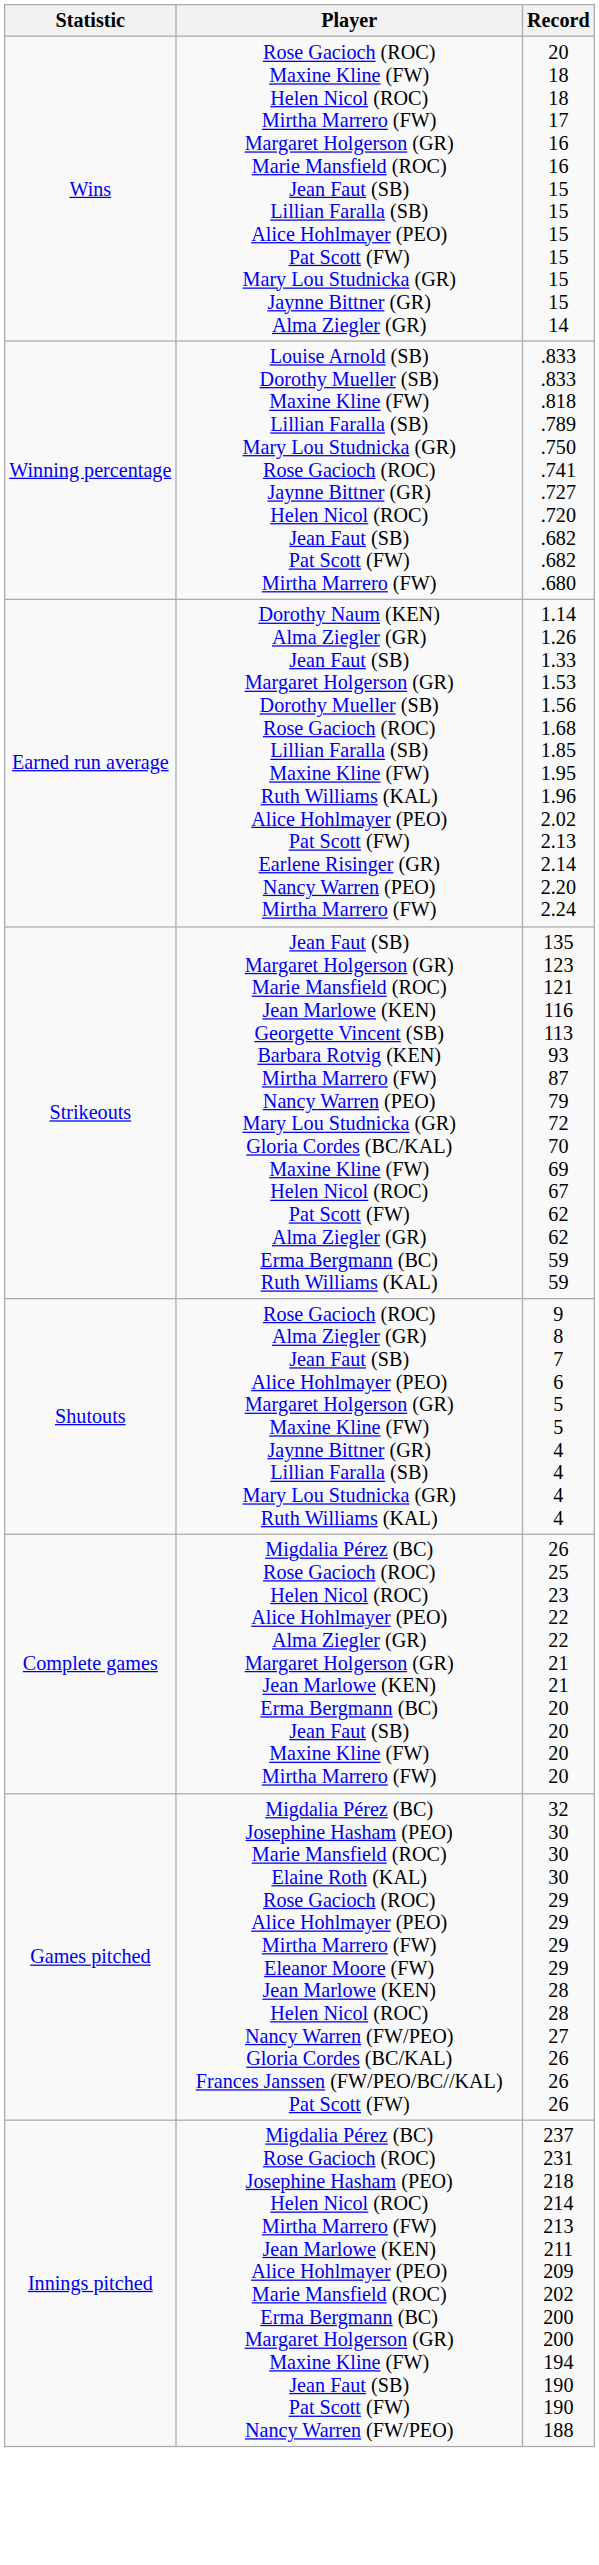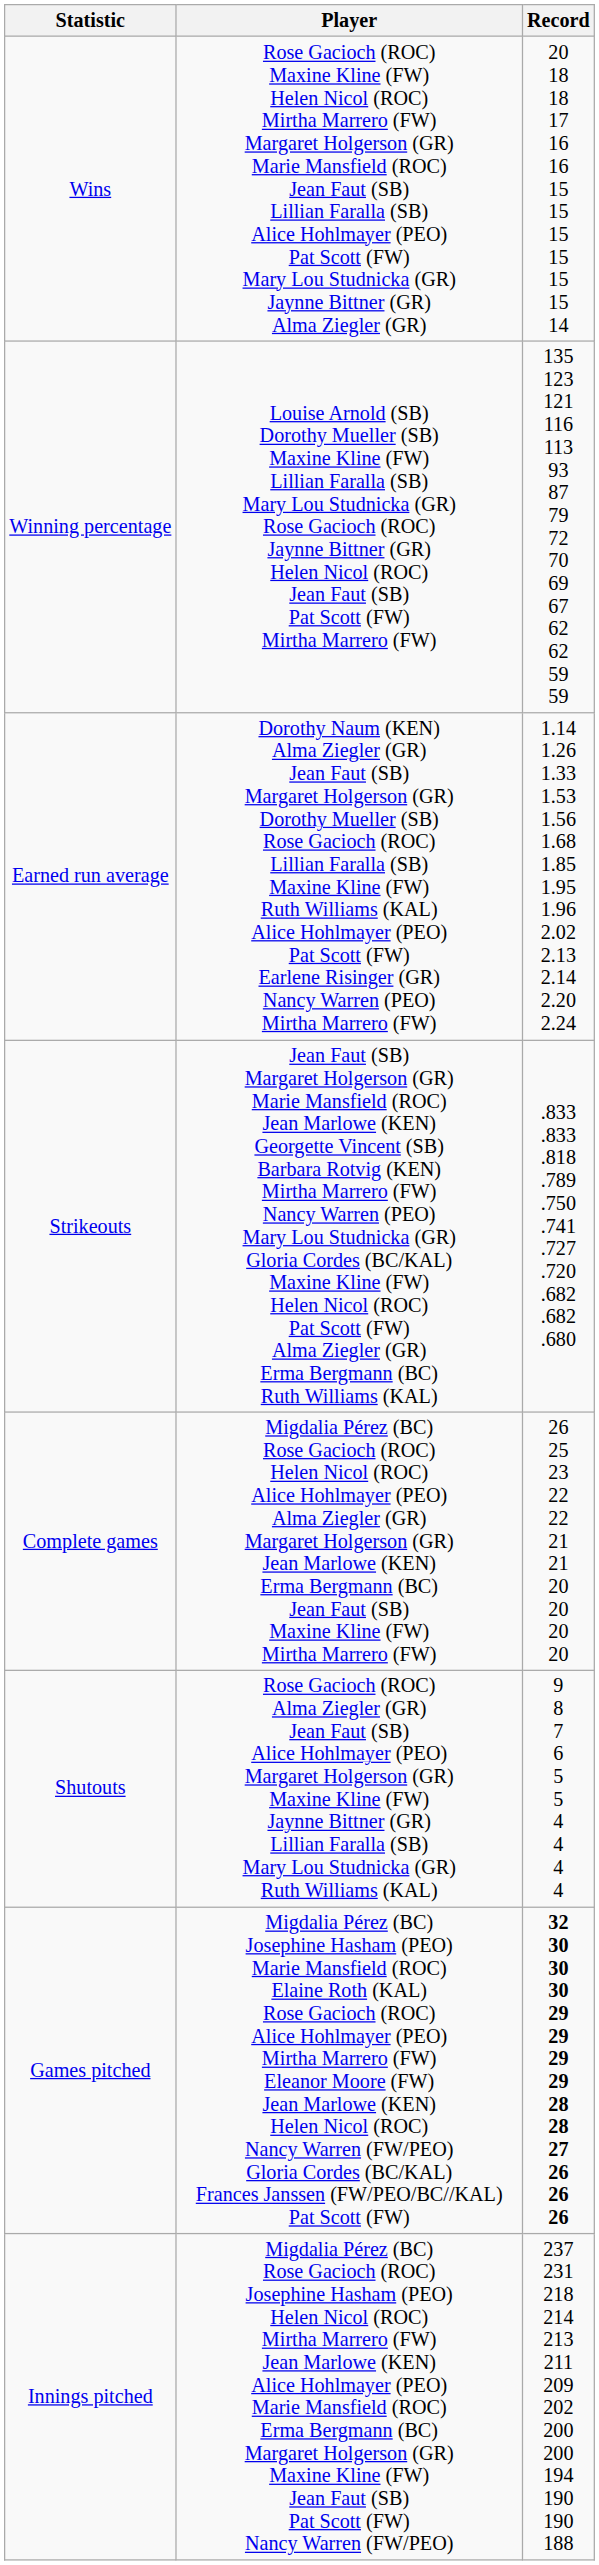(558, 469) .833 .833 .818 .789 .750 .741 .727 .720 .682 .682 .680 -> (558, 526) 135 123 121 116 113 93 87 79 72 70 69 67 62 62 59 59
(558, 1112) 135 123 121 116 113 93 87 79 72 70 69 67 62 62 59 59 -> (558, 1225) .833 .833 .818 .789 .750 .741 .727 .720 .682 .682 .680
rows swapped: (90, 1663) <-> (90, 1416)
(558, 1956) normal -> (558, 2070) bold
